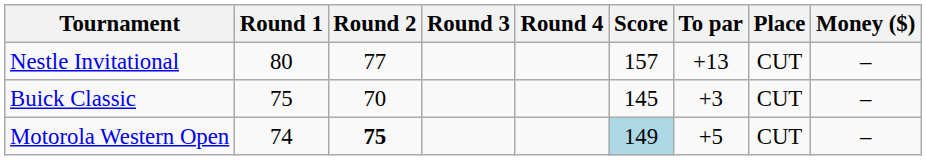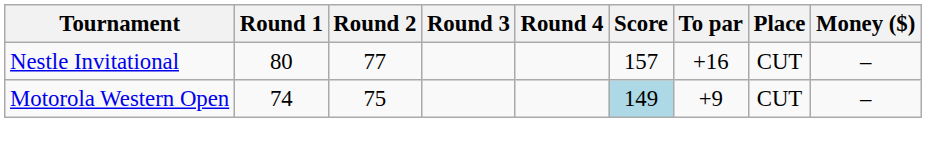(711, 61) +13 -> (711, 61) +16
- row: (73, 98)
(375, 136) bold -> (375, 98) normal
(711, 136) +5 -> (711, 98) +9
